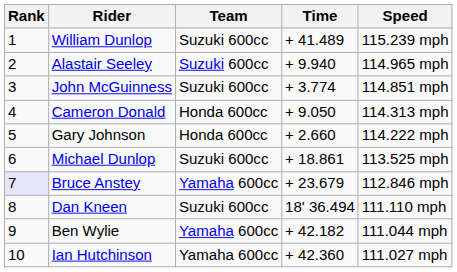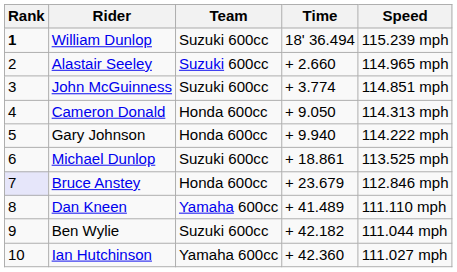(12, 40) normal -> (12, 40) bold
(315, 40) + 41.489 -> (320, 40) 18' 36.494
(310, 64) + 9.940 -> (310, 64) + 2.660
(310, 135) + 2.660 -> (310, 135) + 9.940
(229, 183) Yamaha 600cc -> (223, 183) Honda 600cc
(224, 207) Suzuki 600cc -> (229, 207) Yamaha 600cc
(320, 207) 18' 36.494 -> (315, 207) + 41.489
(229, 231) Yamaha 600cc -> (224, 231) Suzuki 600cc
